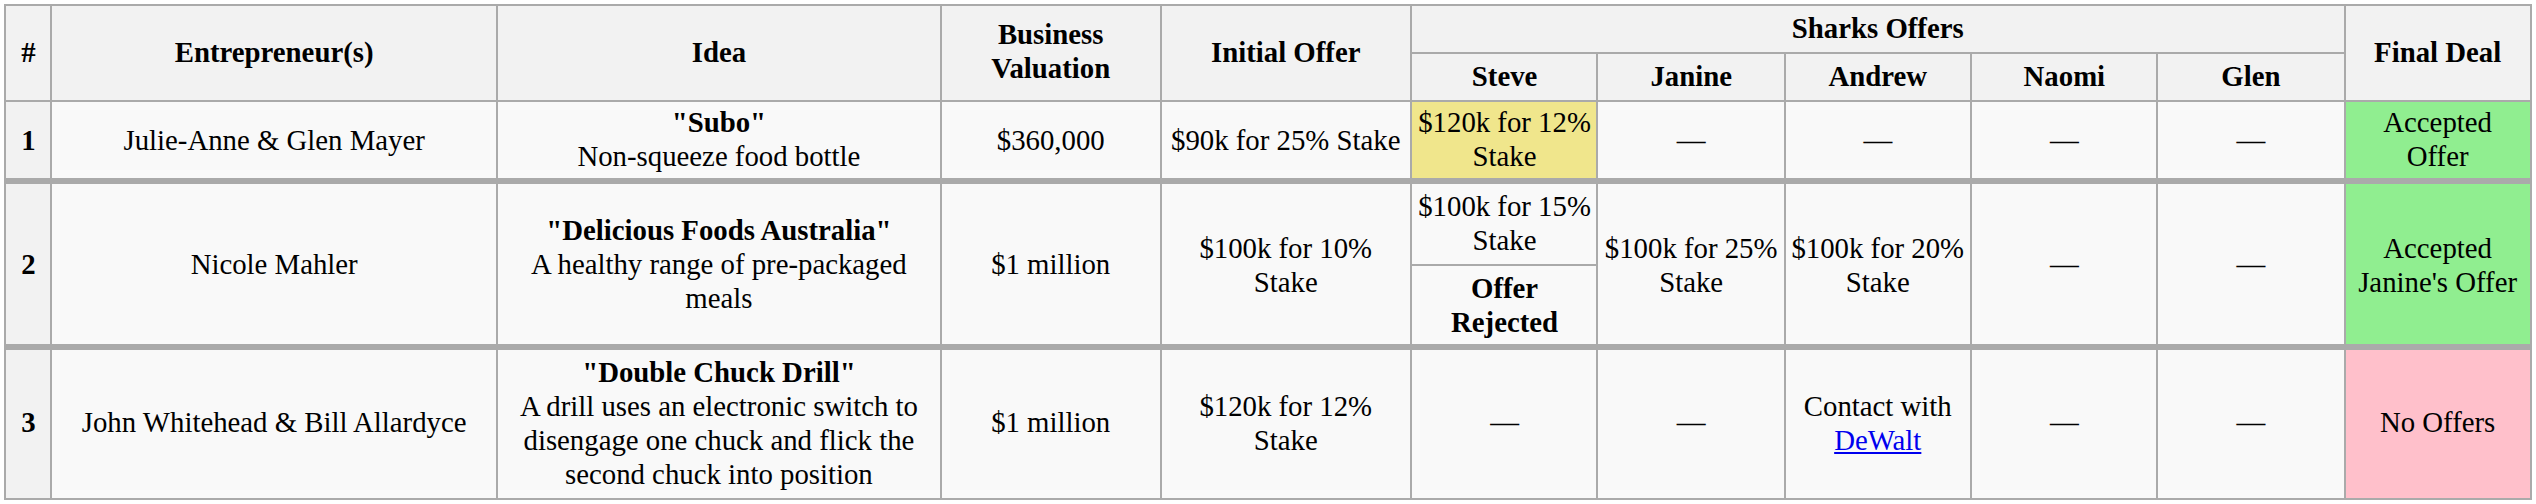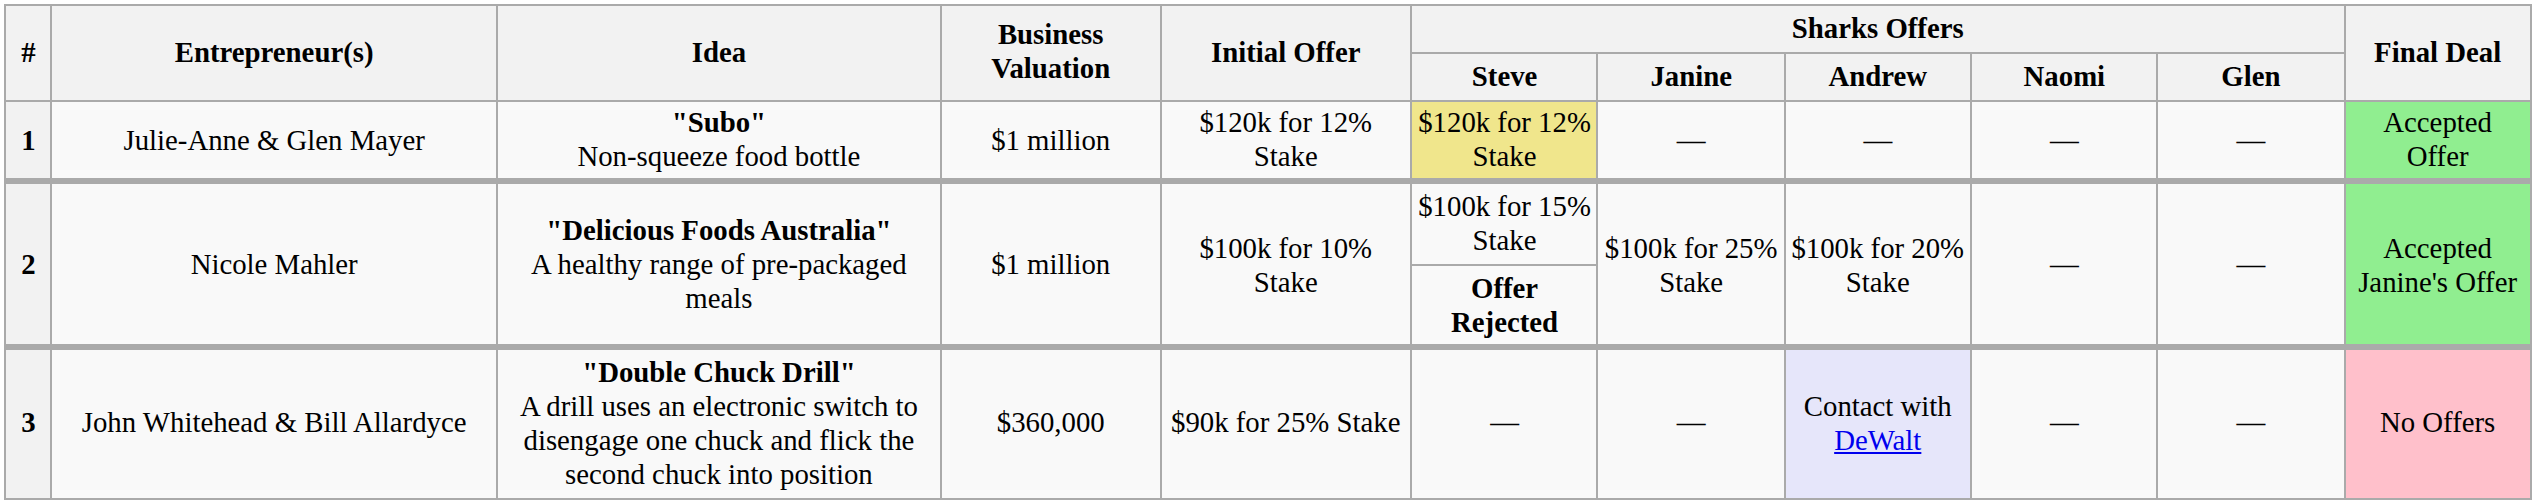(1051, 140) $360,000 -> (1051, 140) $1 million
(1286, 140) $90k for 25% Stake -> (1286, 140) $120k for 12% Stake
(1051, 423) $1 million -> (1051, 423) $360,000
(1286, 423) $120k for 12% Stake -> (1286, 423) $90k for 25% Stake
(1878, 423) no background -> (1878, 423) lavender background
